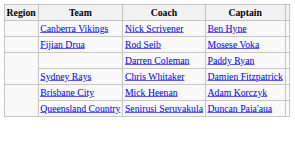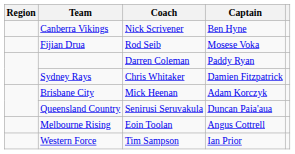+ row: (75, 124)
+ row: (68, 141)
